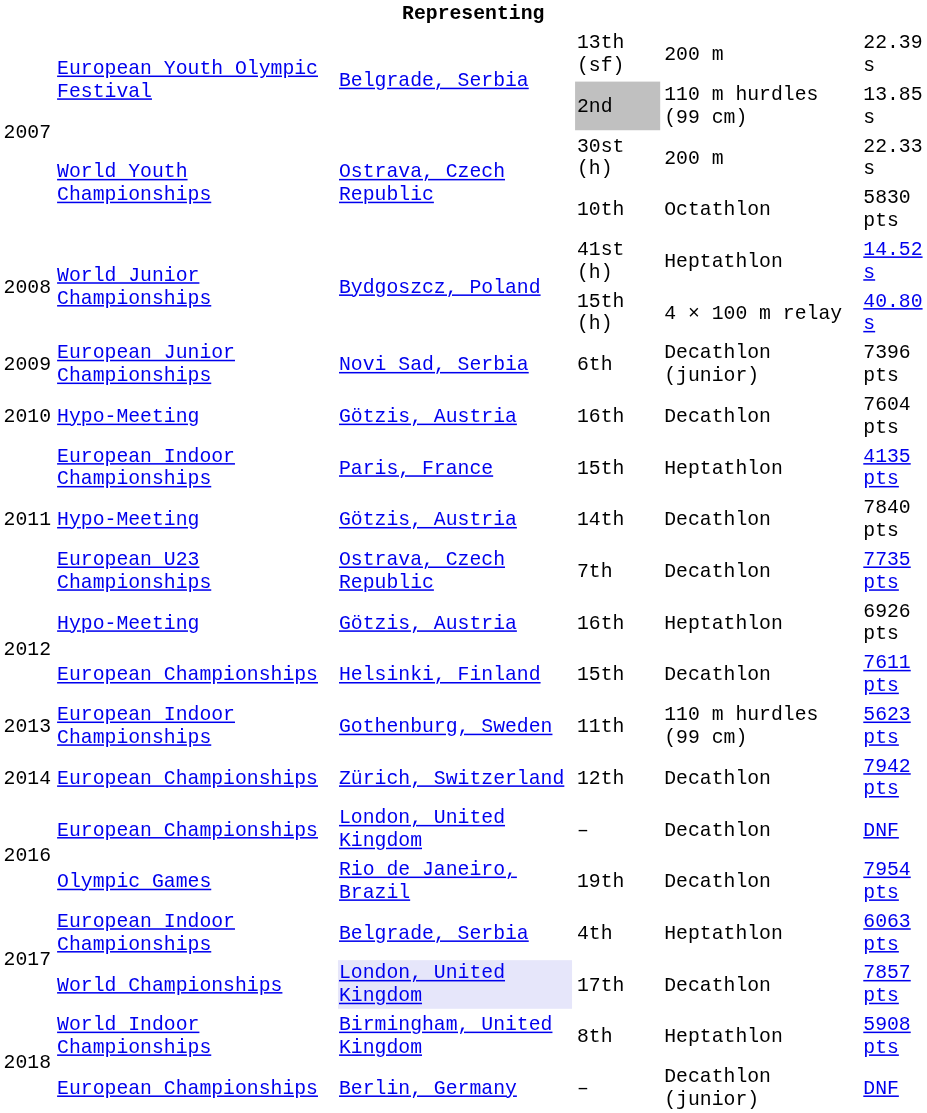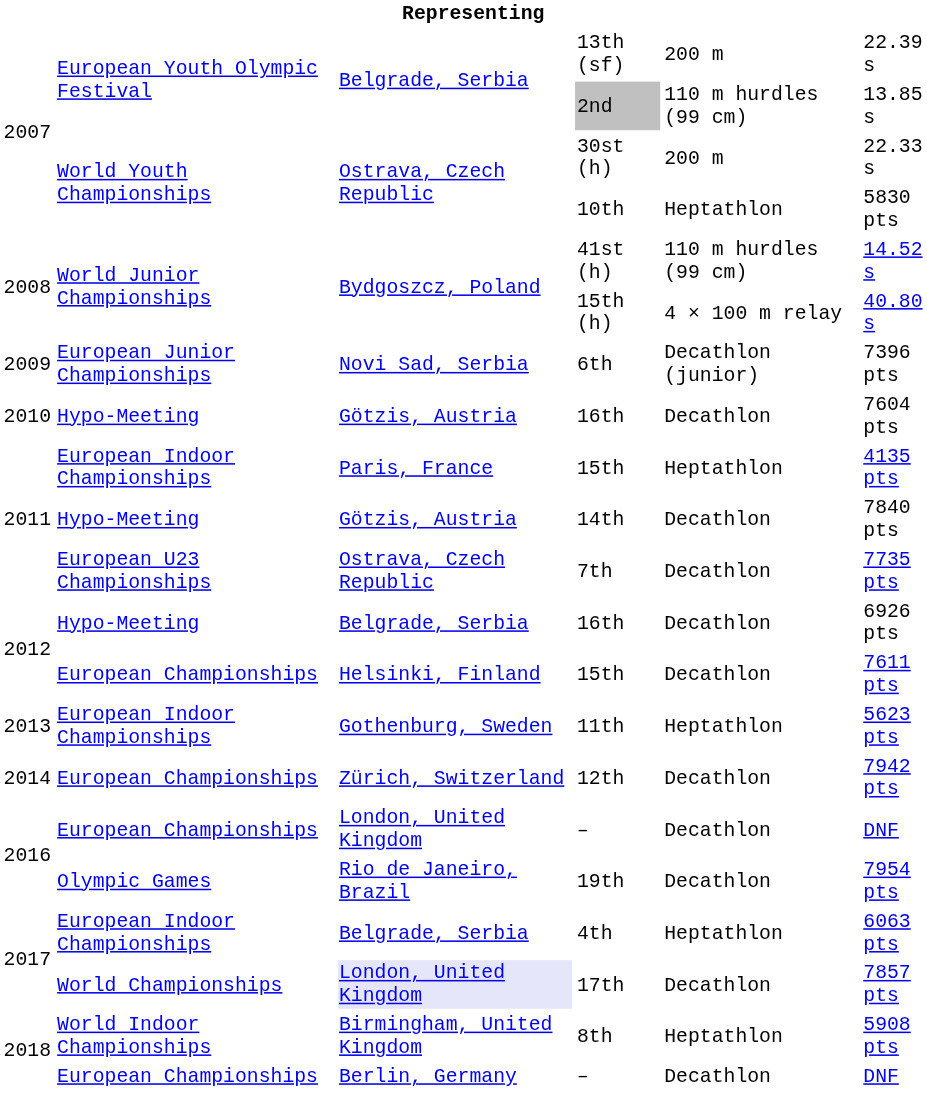(718, 209) Octathlon -> (724, 209) Heptathlon
(724, 261) Heptathlon -> (741, 261) 110 m hurdles (99 cm)
(428, 623) Götzis, Austria -> (434, 623) Belgrade, Serbia
(724, 623) Heptathlon -> (718, 623) Decathlon
(741, 726) 110 m hurdles (99 cm) -> (724, 726) Heptathlon
(718, 1088) Decathlon (junior) -> (718, 1076) Decathlon
